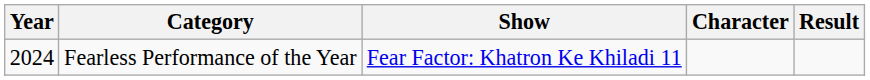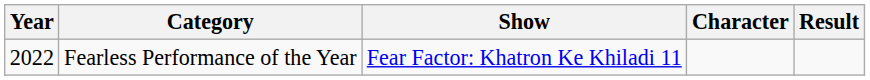(32, 57) 2024 -> (32, 57) 2022
